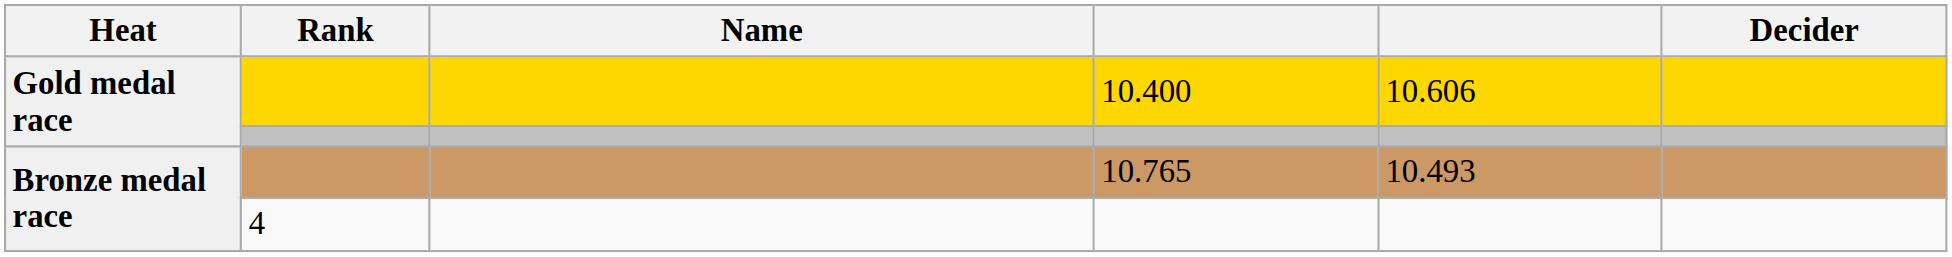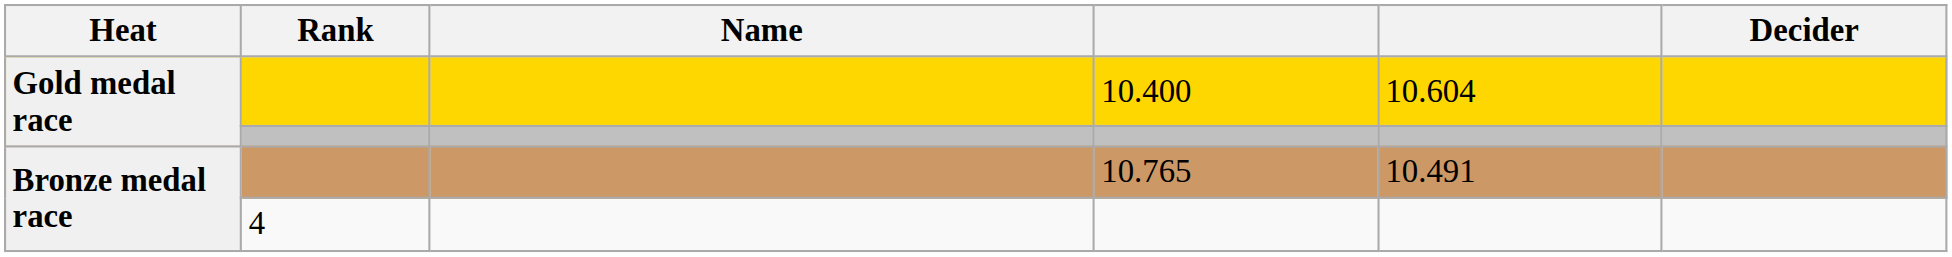(1431, 90) 10.606 -> (1431, 90) 10.604
(1431, 171) 10.493 -> (1431, 171) 10.491
